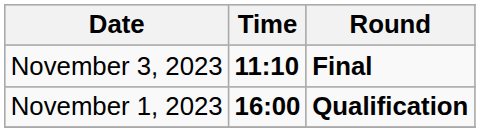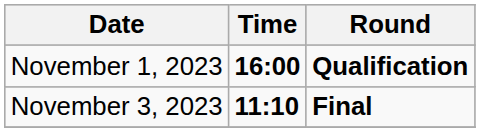rows swapped: (117, 106) <-> (117, 65)
